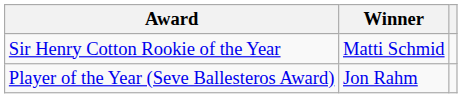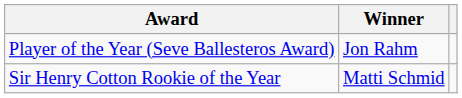rows swapped: (172, 78) <-> (145, 48)
